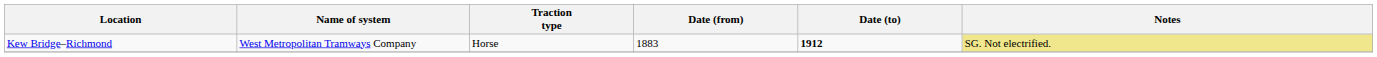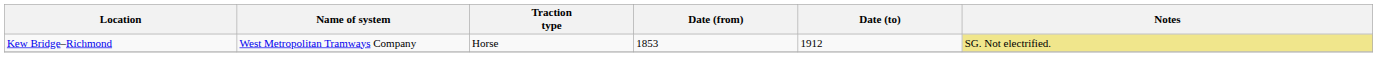(647, 43) 1883 -> (647, 43) 1853
(812, 43) bold -> (812, 43) normal
